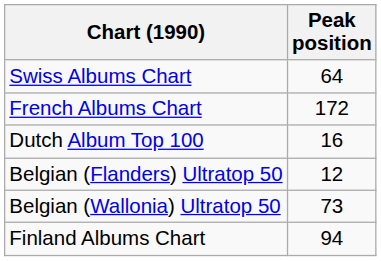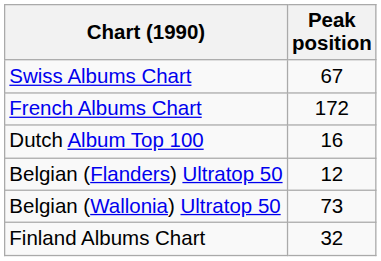(332, 76) 64 -> (332, 76) 67
(332, 238) 94 -> (332, 238) 32
